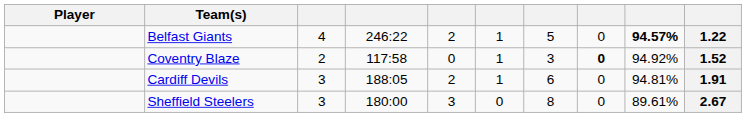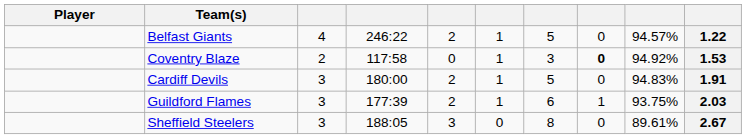(655, 36) bold -> (655, 36) normal
(713, 58) 1.52 -> (713, 58) 1.53
(387, 79) 188:05 -> (387, 79) 180:00
(550, 79) 6 -> (550, 79) 5
(655, 79) 94.81% -> (655, 79) 94.83%
+ row: (199, 101)
(387, 101) 180:00 -> (387, 123) 188:05
